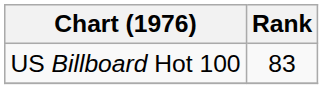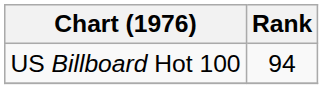(282, 63) 83 -> (282, 63) 94
